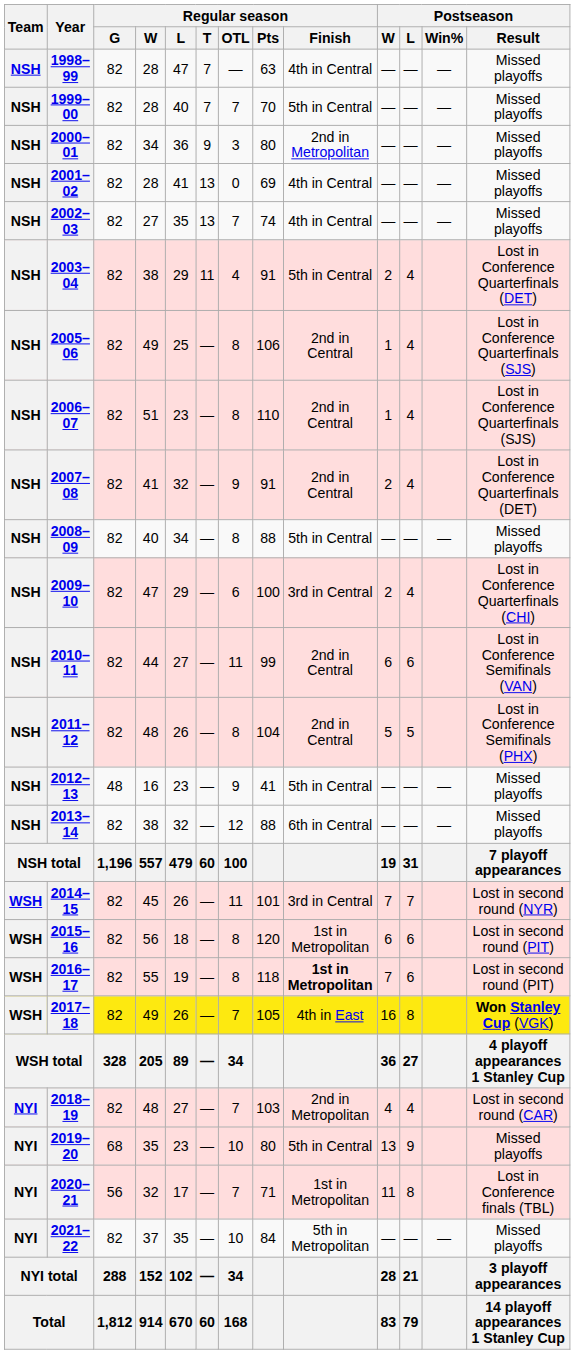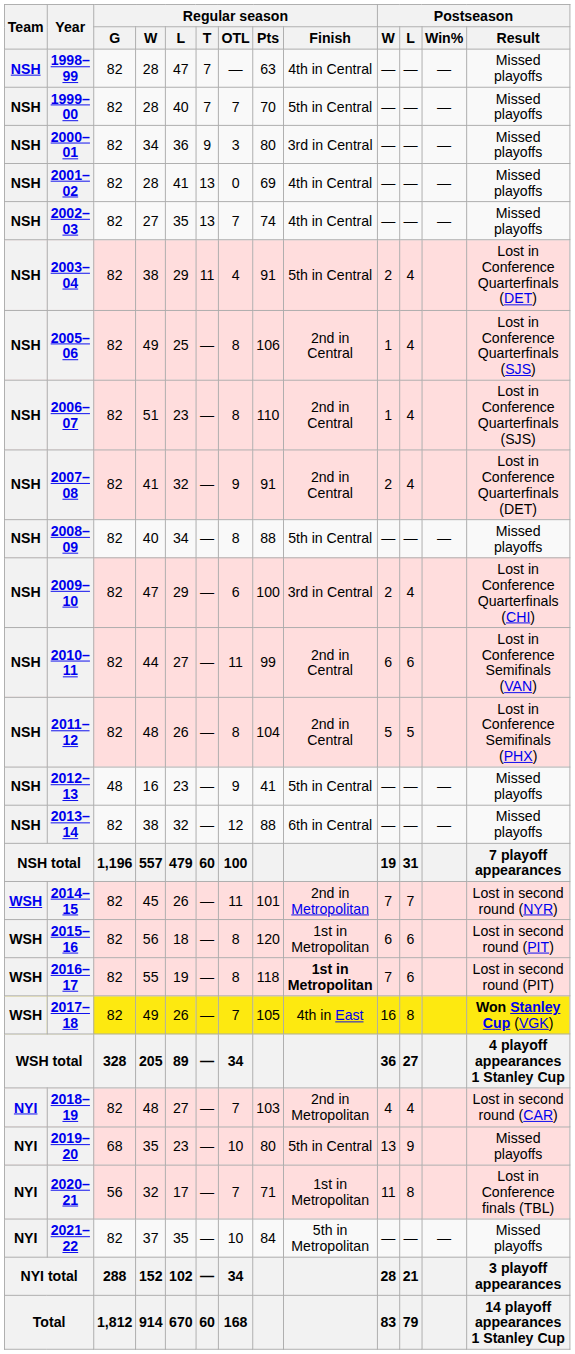(330, 145) 2nd in Metropolitan -> (330, 145) 3rd in Central
(330, 901) 3rd in Central -> (330, 901) 2nd in Metropolitan
